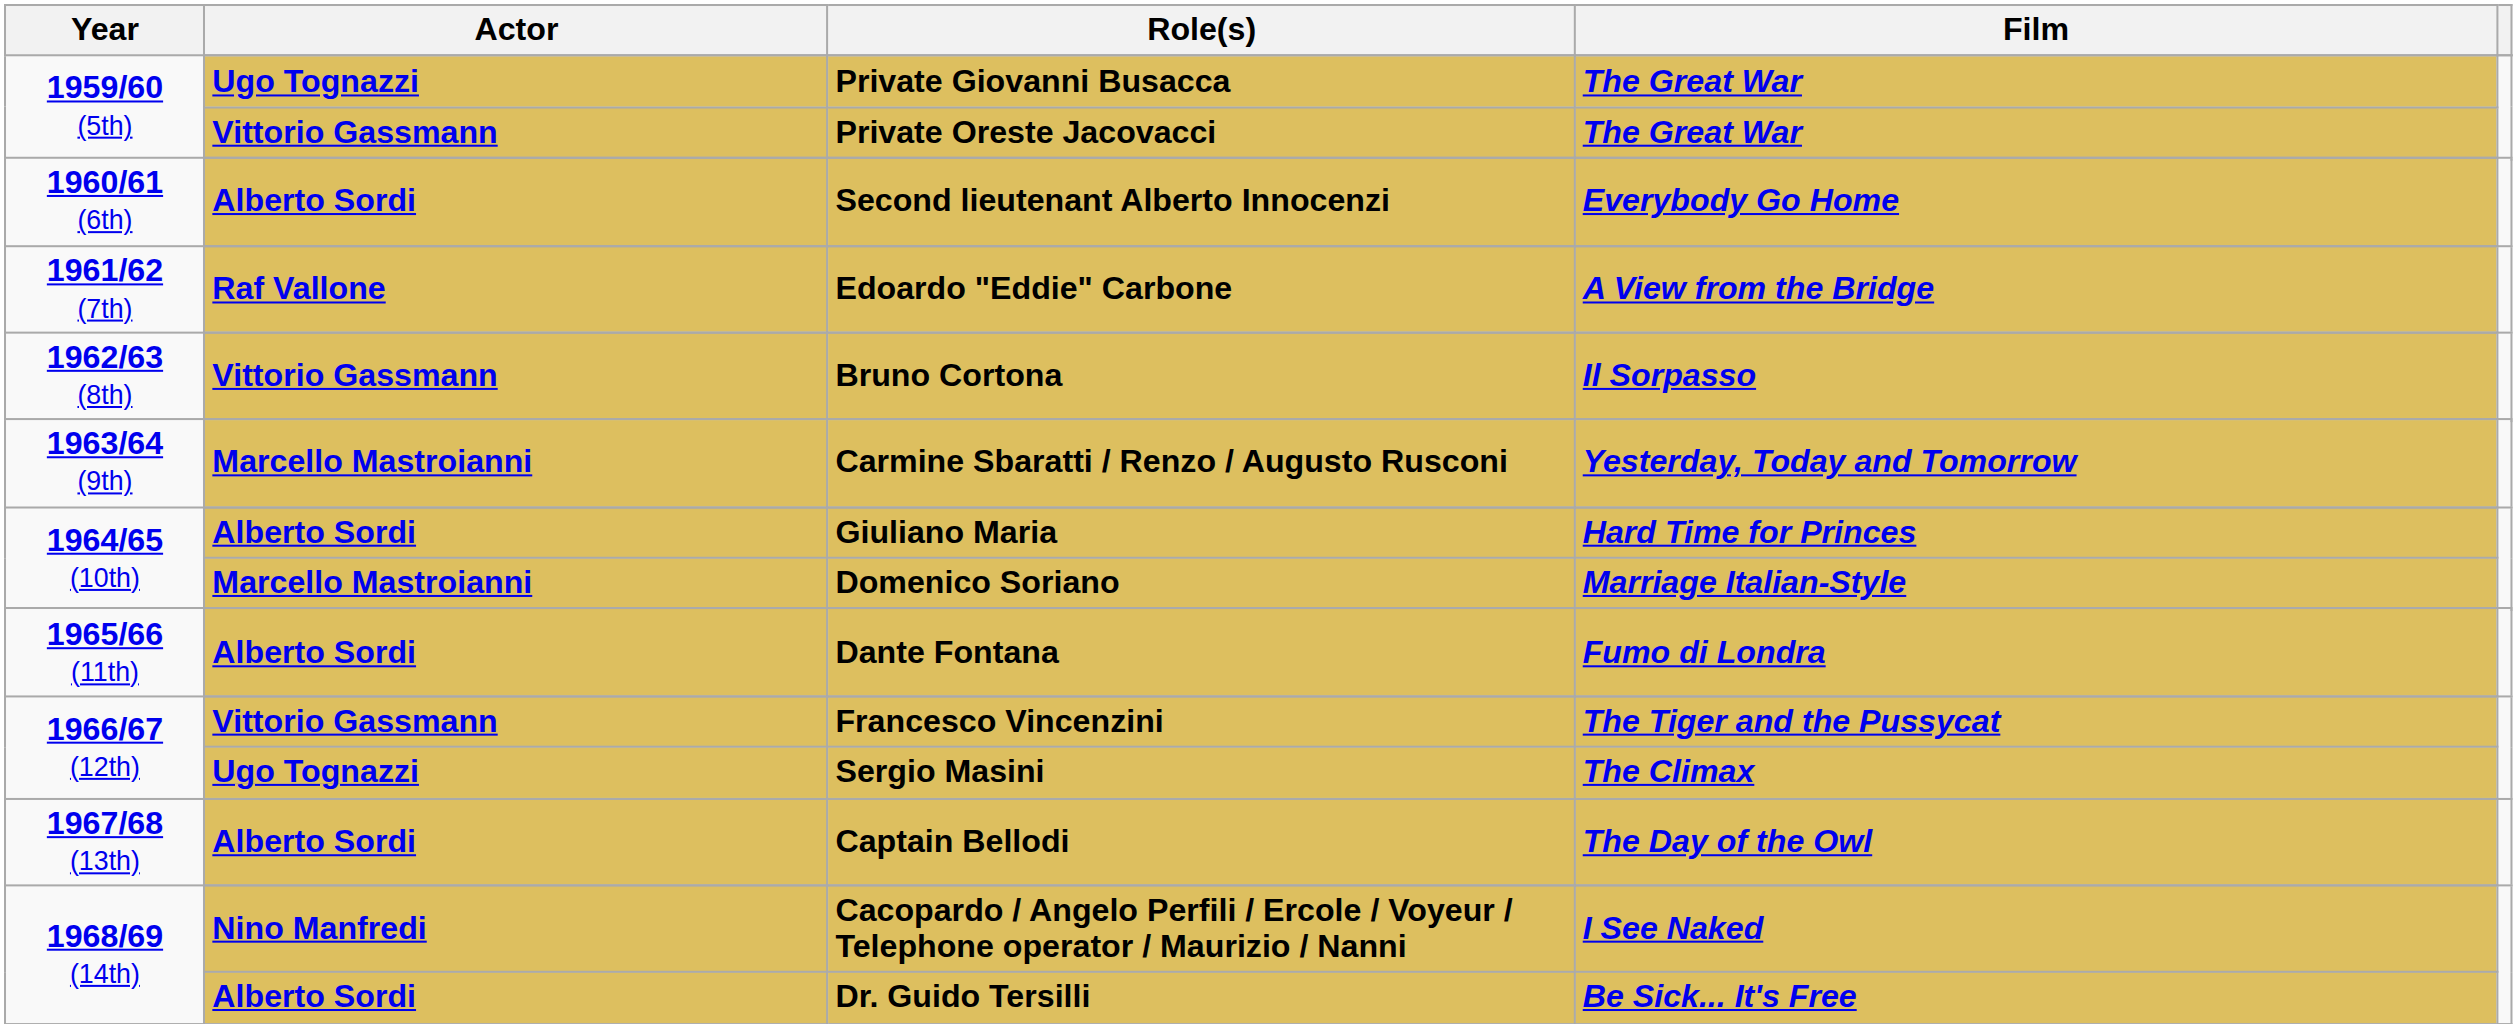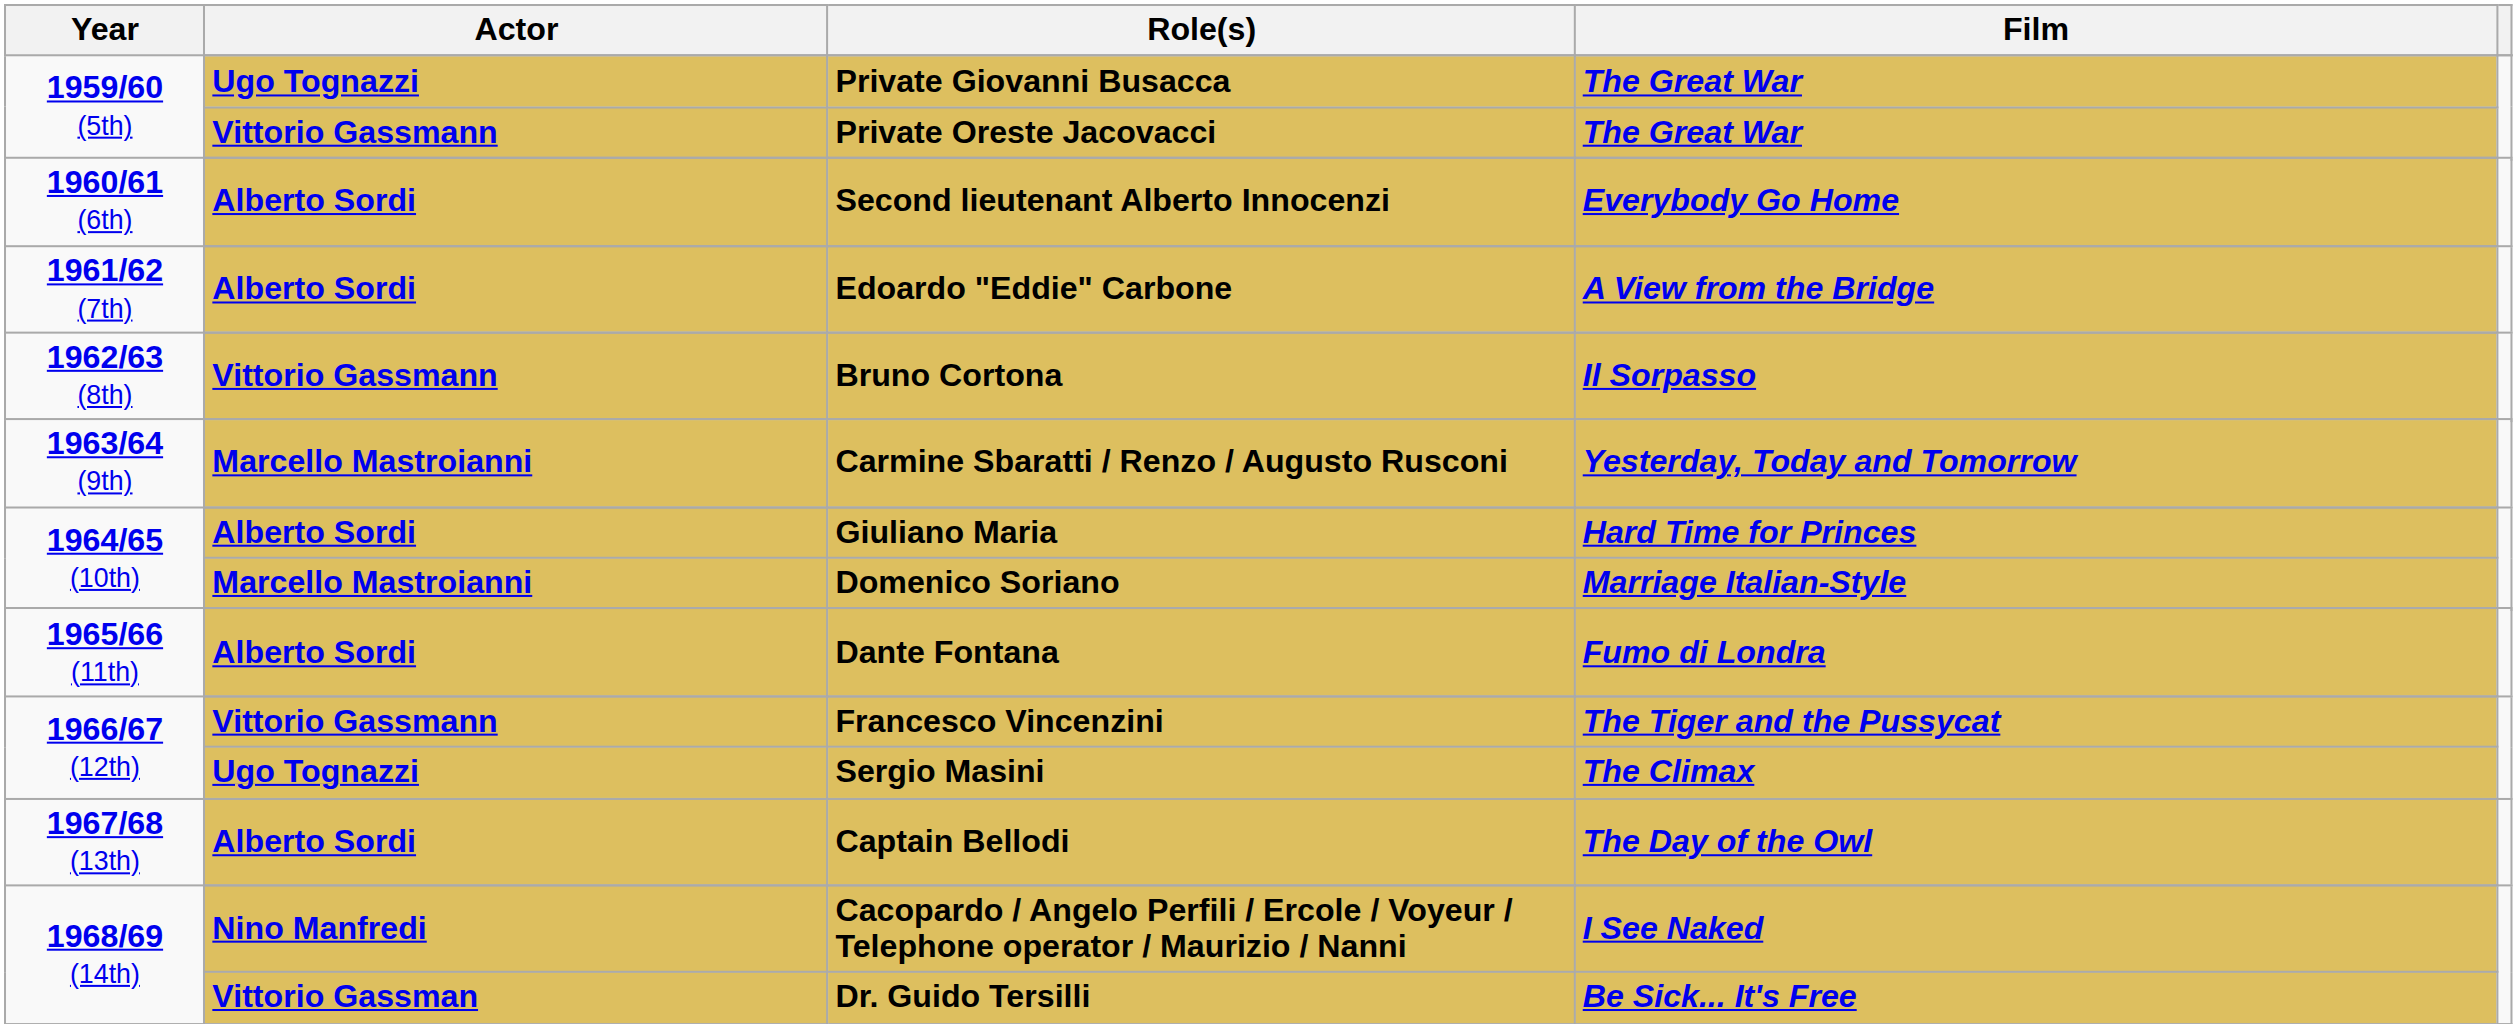(299, 288) Raf Vallone -> (314, 288) Alberto Sordi
(314, 997) Alberto Sordi -> (345, 997) Vittorio Gassman
